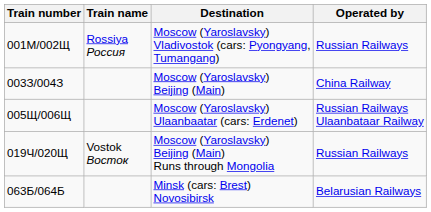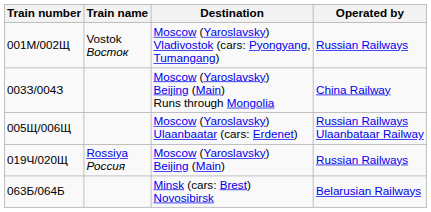(107, 45) Rossiya Россия -> (107, 45) Vostok Восток
(211, 83) Moscow (Yaroslavsky) Beijing (Main) -> (214, 90) Moscow (Yaroslavsky) Beijing (Main) Runs through Mongolia
(107, 153) Vostok Восток -> (107, 160) Rossiya Россия
(214, 153) Moscow (Yaroslavsky) Beijing (Main) Runs through Mongolia -> (211, 160) Moscow (Yaroslavsky) Beijing (Main)
